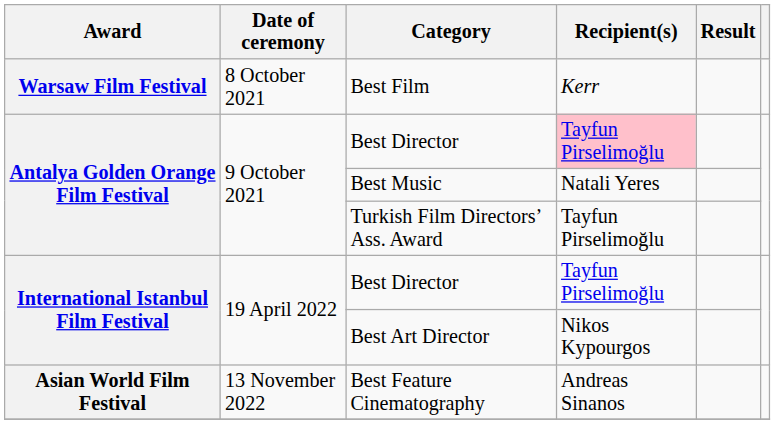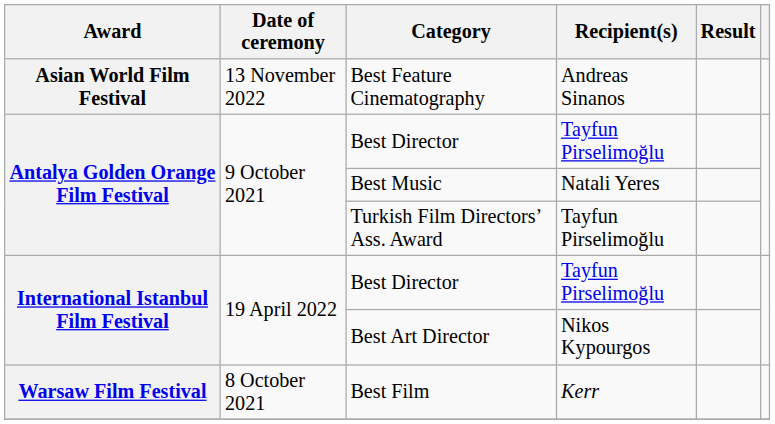rows swapped: (112, 86) <-> (112, 391)
(613, 141) pink background -> (613, 141) no background
